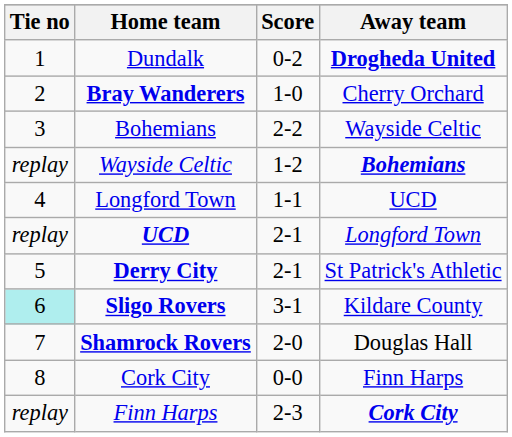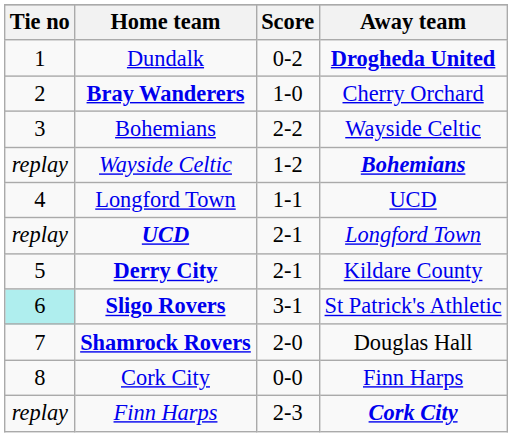(413, 270) St Patrick's Athletic -> (413, 270) Kildare County
(413, 306) Kildare County -> (413, 306) St Patrick's Athletic
